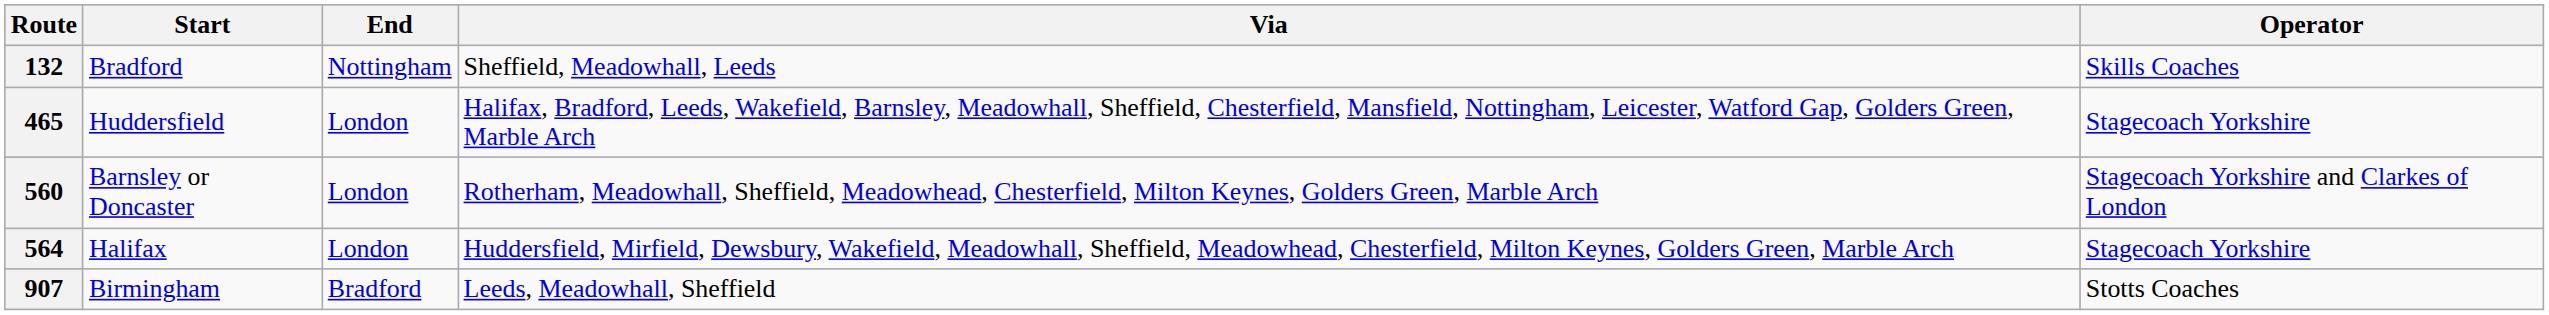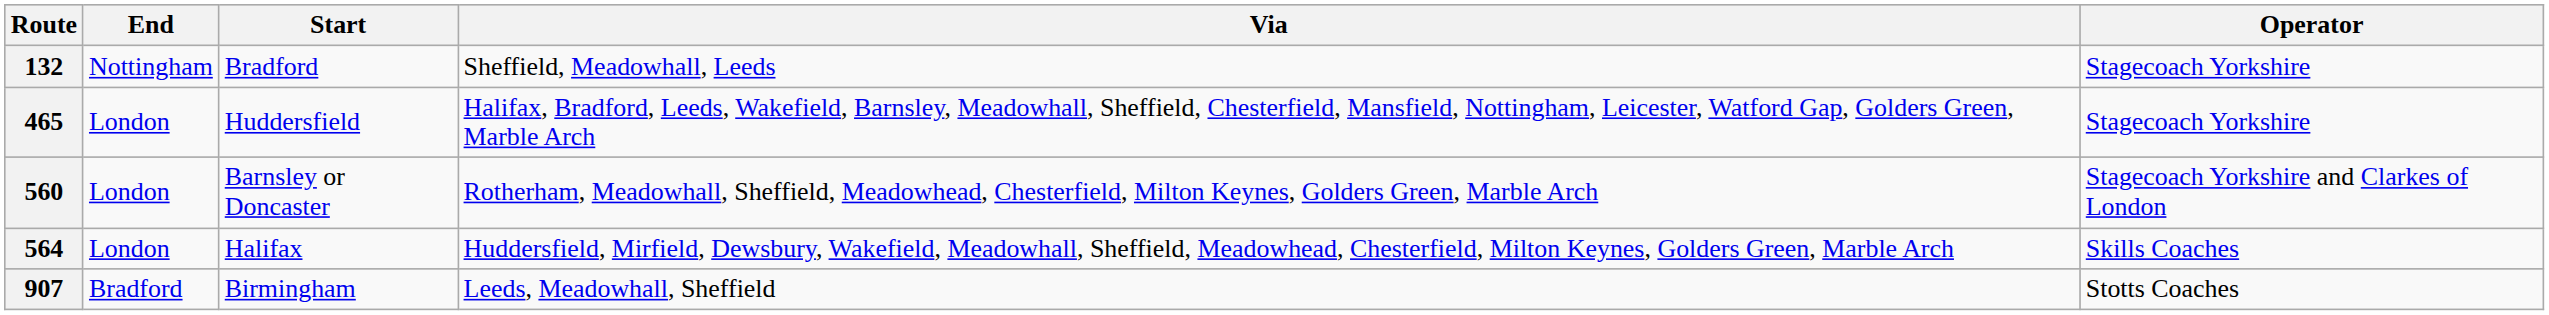columns swapped: (202, 25) <-> (390, 25)
(2162, 66) Skills Coaches -> (2198, 66) Stagecoach Yorkshire
(2198, 247) Stagecoach Yorkshire -> (2162, 247) Skills Coaches
